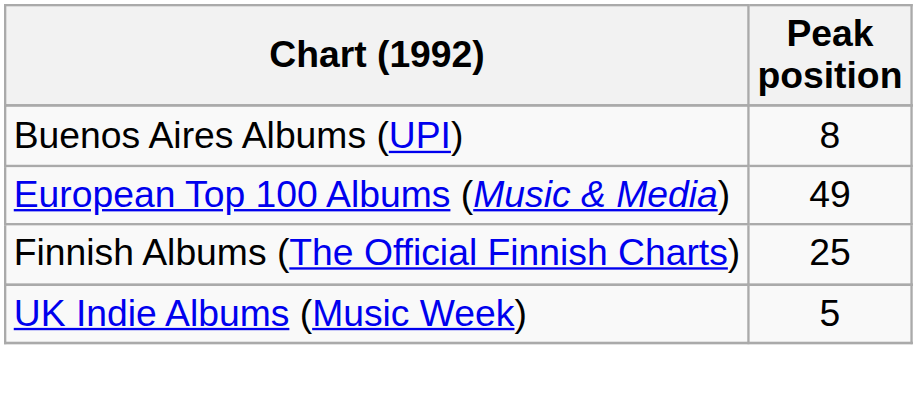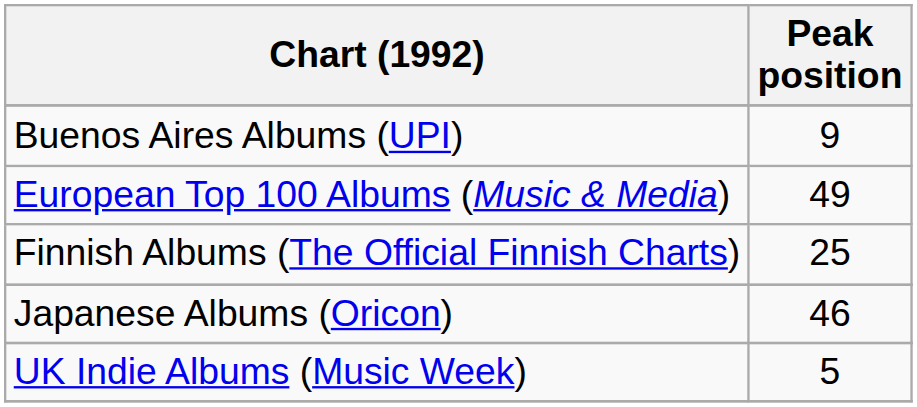(830, 135) 8 -> (830, 135) 9
+ row: (233, 312)
